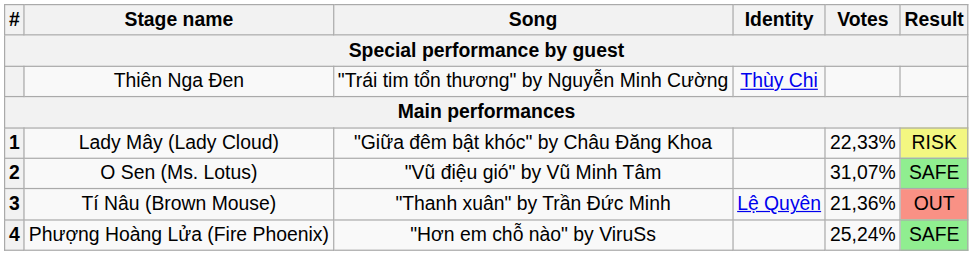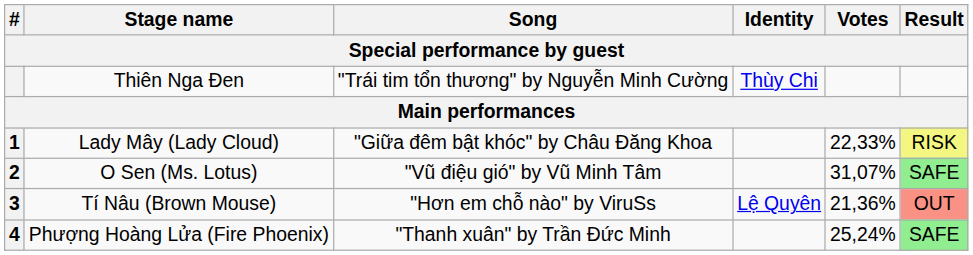(533, 204) "Thanh xuân" by Trần Đức Minh -> (533, 204) "Hơn em chỗ nào" by ViruSs
(533, 234) "Hơn em chỗ nào" by ViruSs -> (533, 234) "Thanh xuân" by Trần Đức Minh
